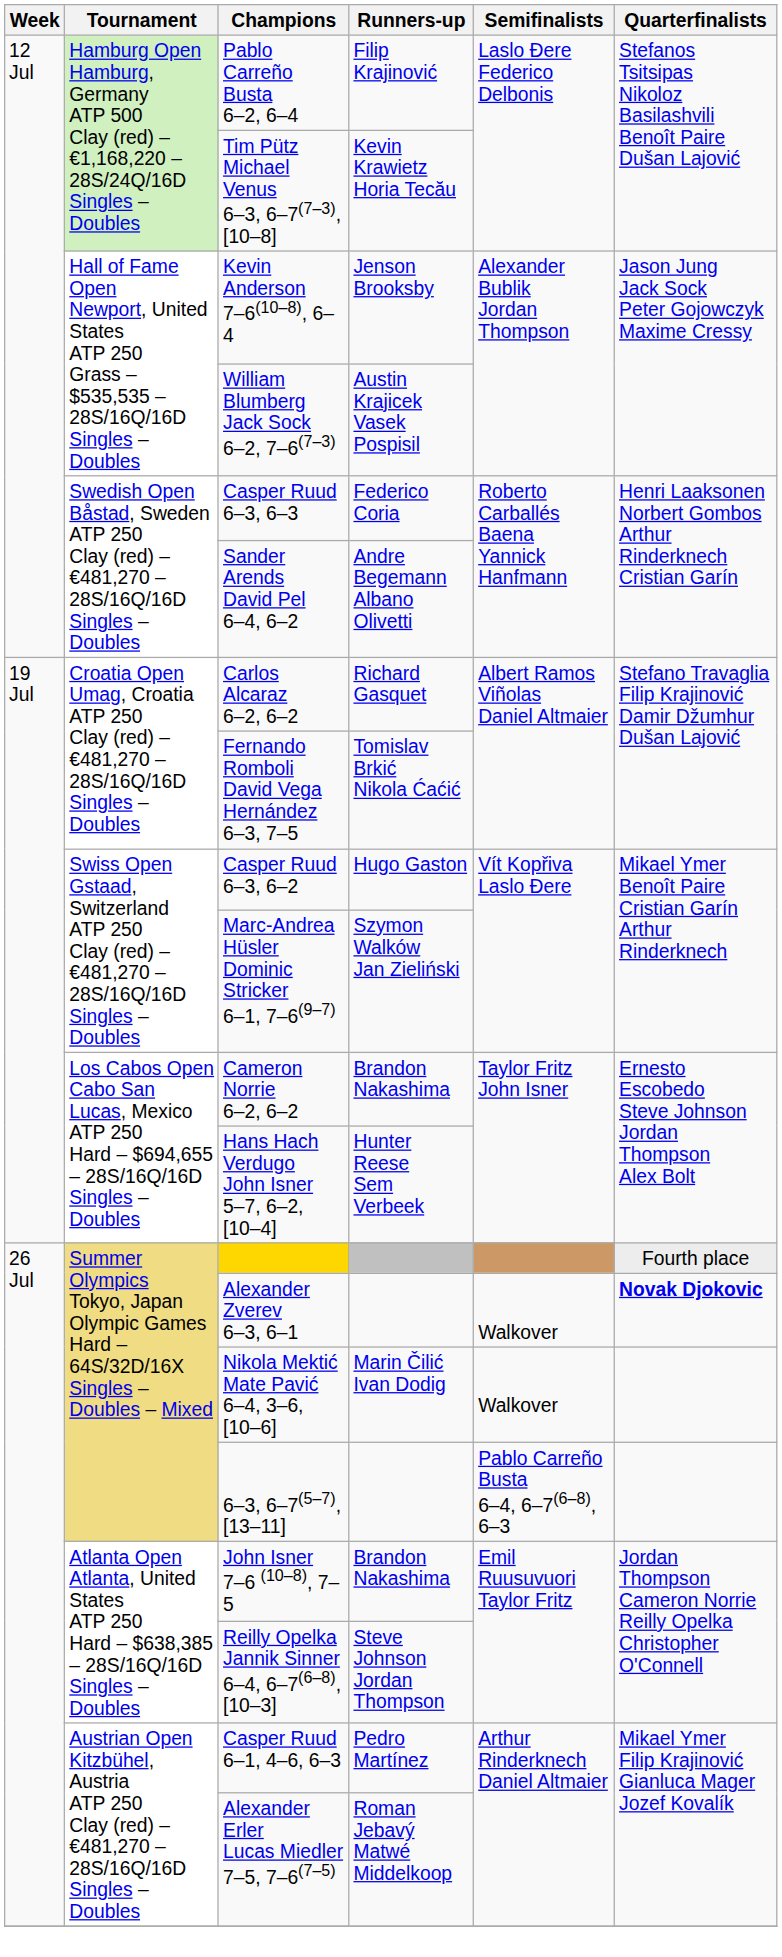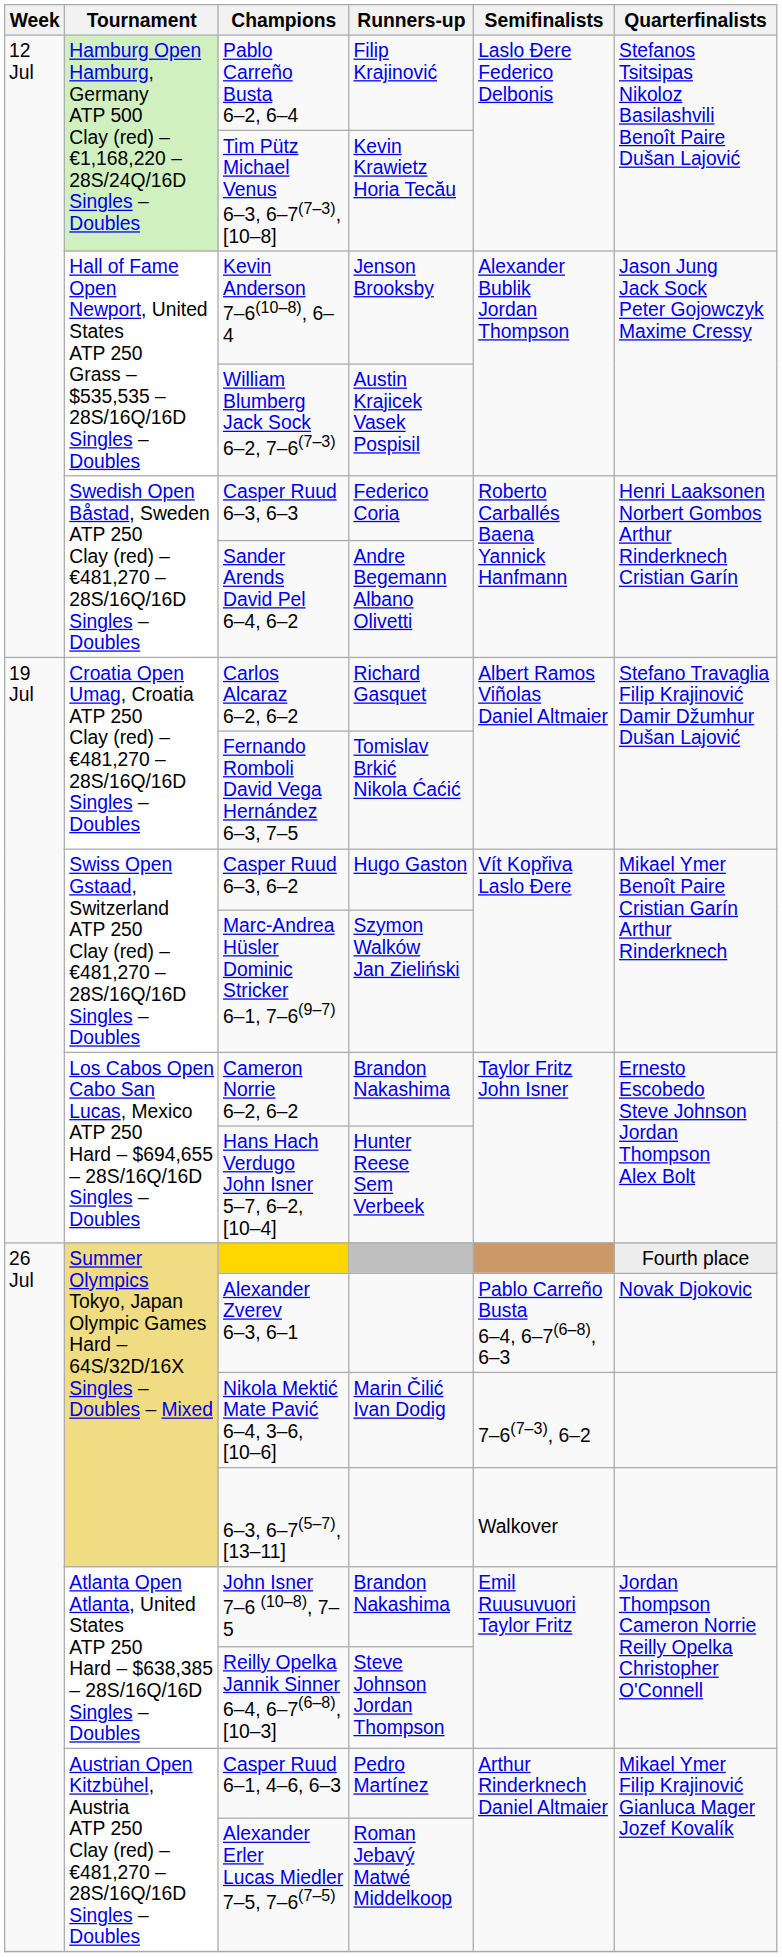(518, 1332) Walkover -> (540, 1323) Pablo Carreño Busta 6–4, 6–7(6–8), 6–3
(691, 1289) bold -> (686, 1289) normal
(518, 1405) Walkover -> (534, 1433) 7–6(7–3), 6–2
(540, 1492) Pablo Carreño Busta 6–4, 6–7(6–8), 6–3 -> (518, 1526) Walkover
